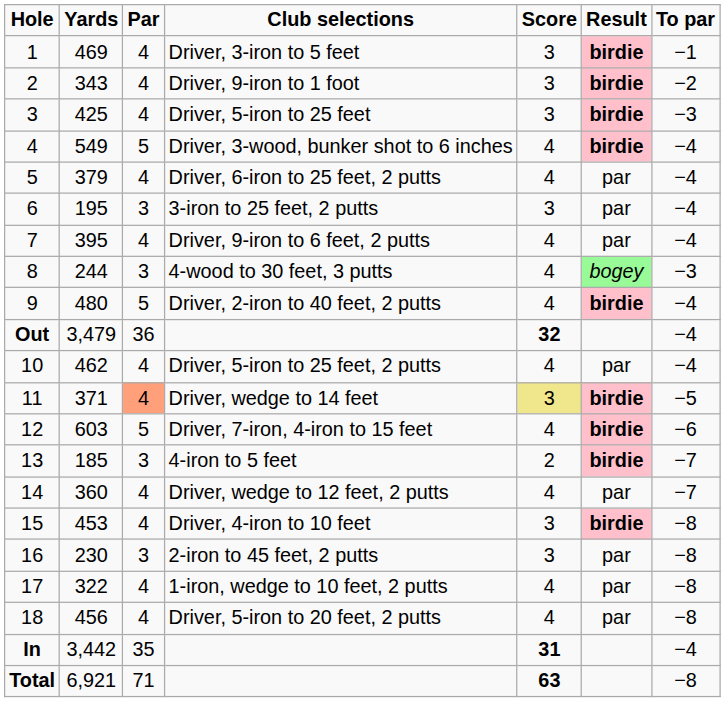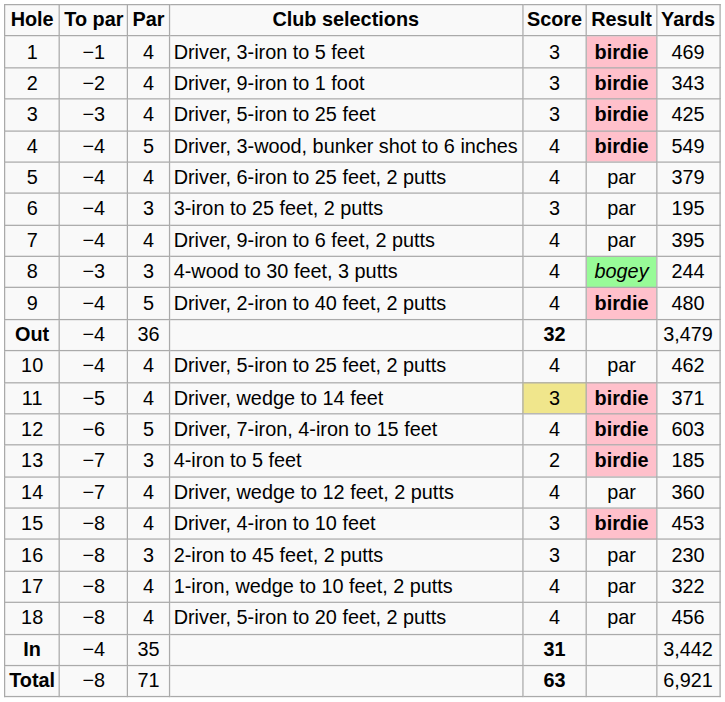columns swapped: (91, 20) <-> (685, 20)
(143, 397) lightsalmon background -> (149, 397) no background
